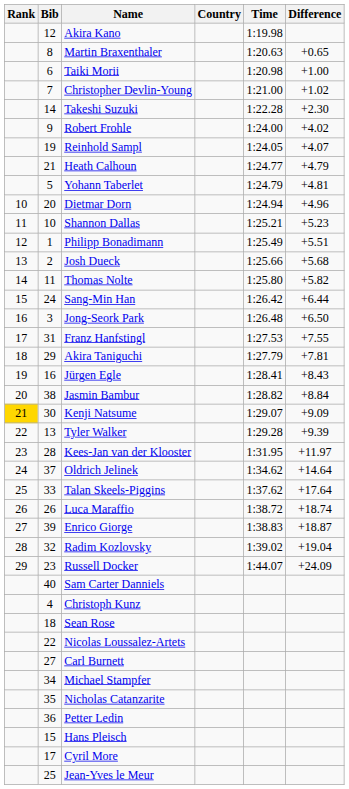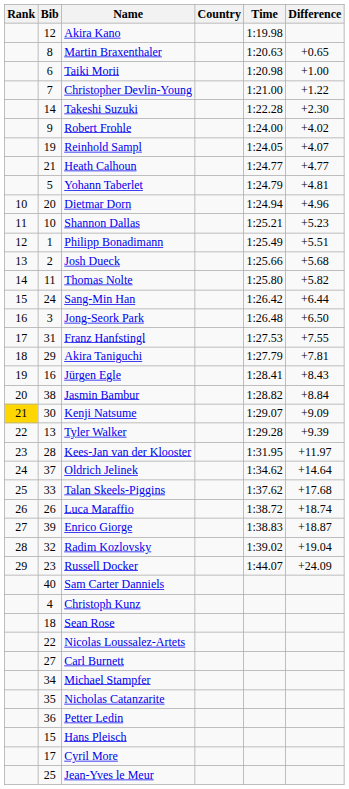(315, 90) +1.02 -> (315, 90) +1.22
(315, 166) +4.79 -> (315, 166) +4.77
(315, 489) +17.64 -> (315, 489) +17.68
